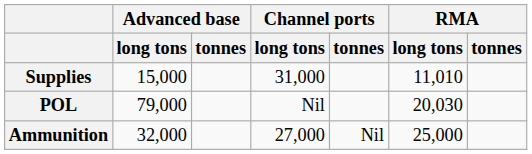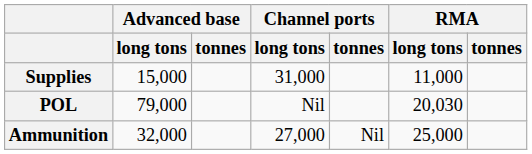(438, 76) 11,010 -> (438, 76) 11,000
